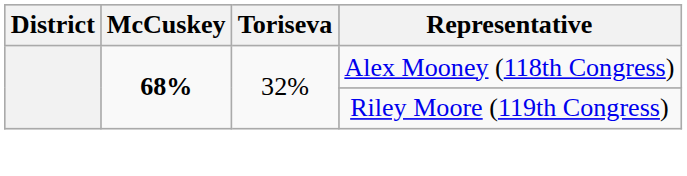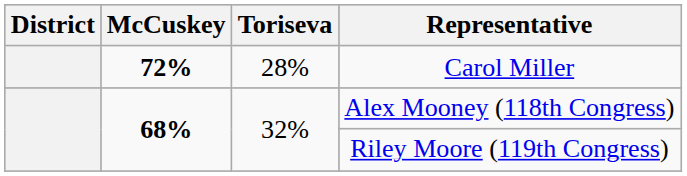+ row: (509, 66)
